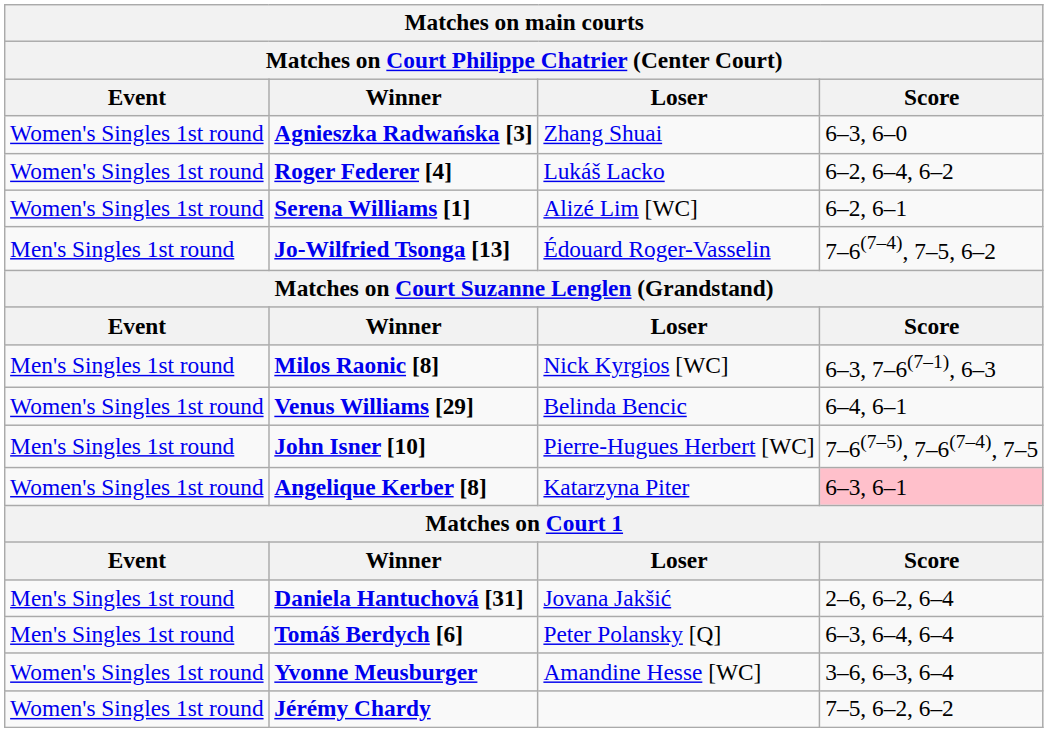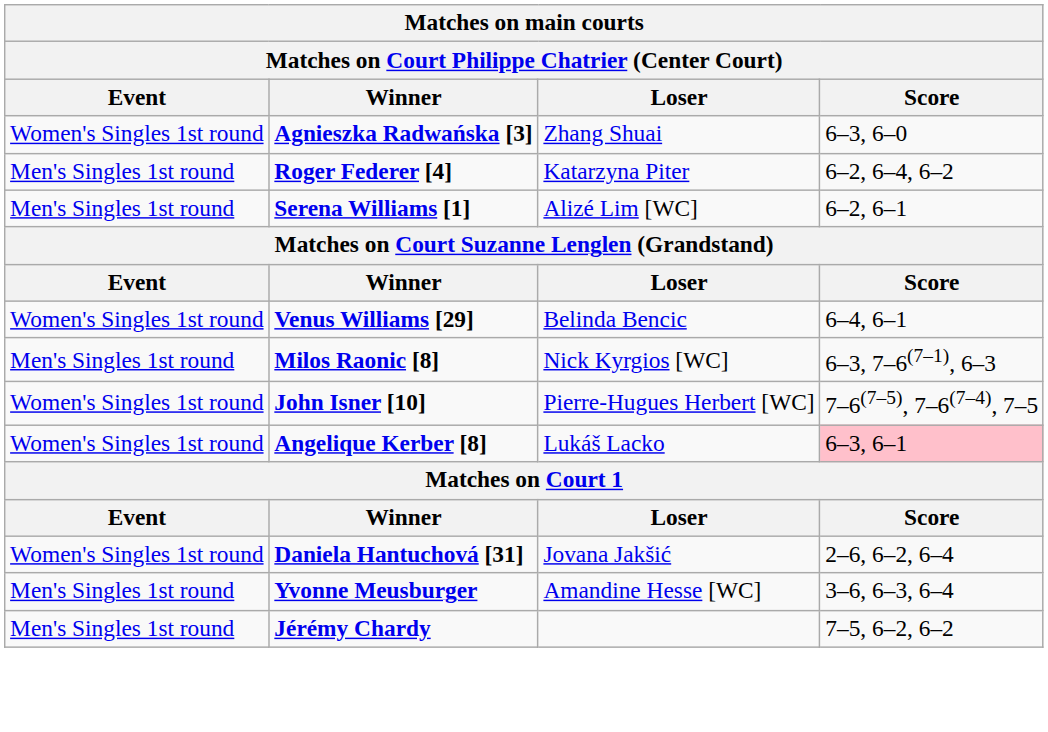(137, 171) Women's Singles 1st round -> (122, 171) Men's Singles 1st round
(604, 171) Lukáš Lacko -> (616, 171) Katarzyna Piter
(137, 208) Women's Singles 1st round -> (122, 208) Men's Singles 1st round
- row: (392, 248)
rows swapped: (357, 365) <-> (374, 406)
(122, 446) Men's Singles 1st round -> (137, 402) Women's Singles 1st round
(616, 486) Katarzyna Piter -> (604, 443) Lukáš Lacko
(122, 597) Men's Singles 1st round -> (137, 554) Women's Singles 1st round
- row: (369, 634)
(137, 671) Women's Singles 1st round -> (122, 591) Men's Singles 1st round
(137, 708) Women's Singles 1st round -> (122, 628) Men's Singles 1st round
